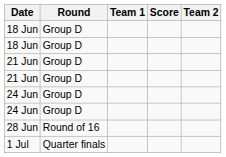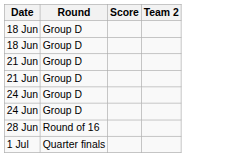- column: (128, 12)
